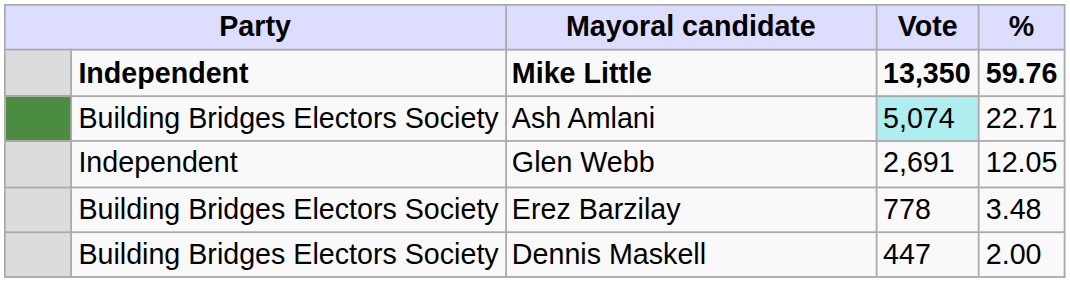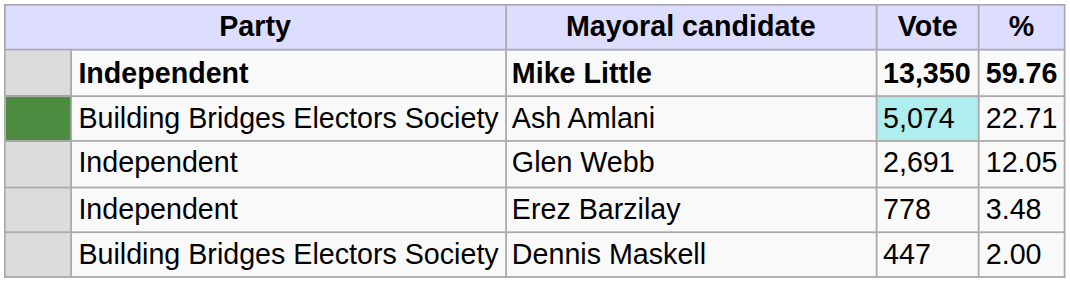(289, 208) Building Bridges Electors Society -> (158, 208) Independent
